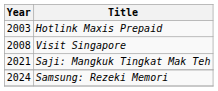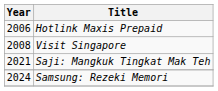(19, 29) 2003 -> (19, 29) 2006
